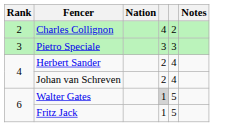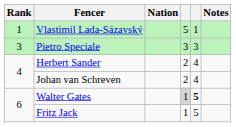+ row: (90, 29)
- row: (75, 29)
(174, 96) normal -> (196, 96) bold
